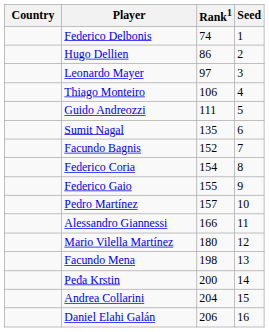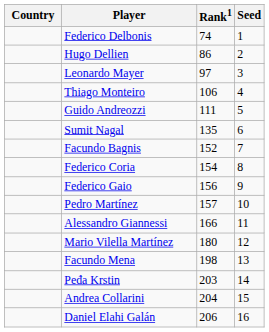(208, 186) 155 -> (208, 186) 156
(208, 279) 200 -> (208, 279) 203
